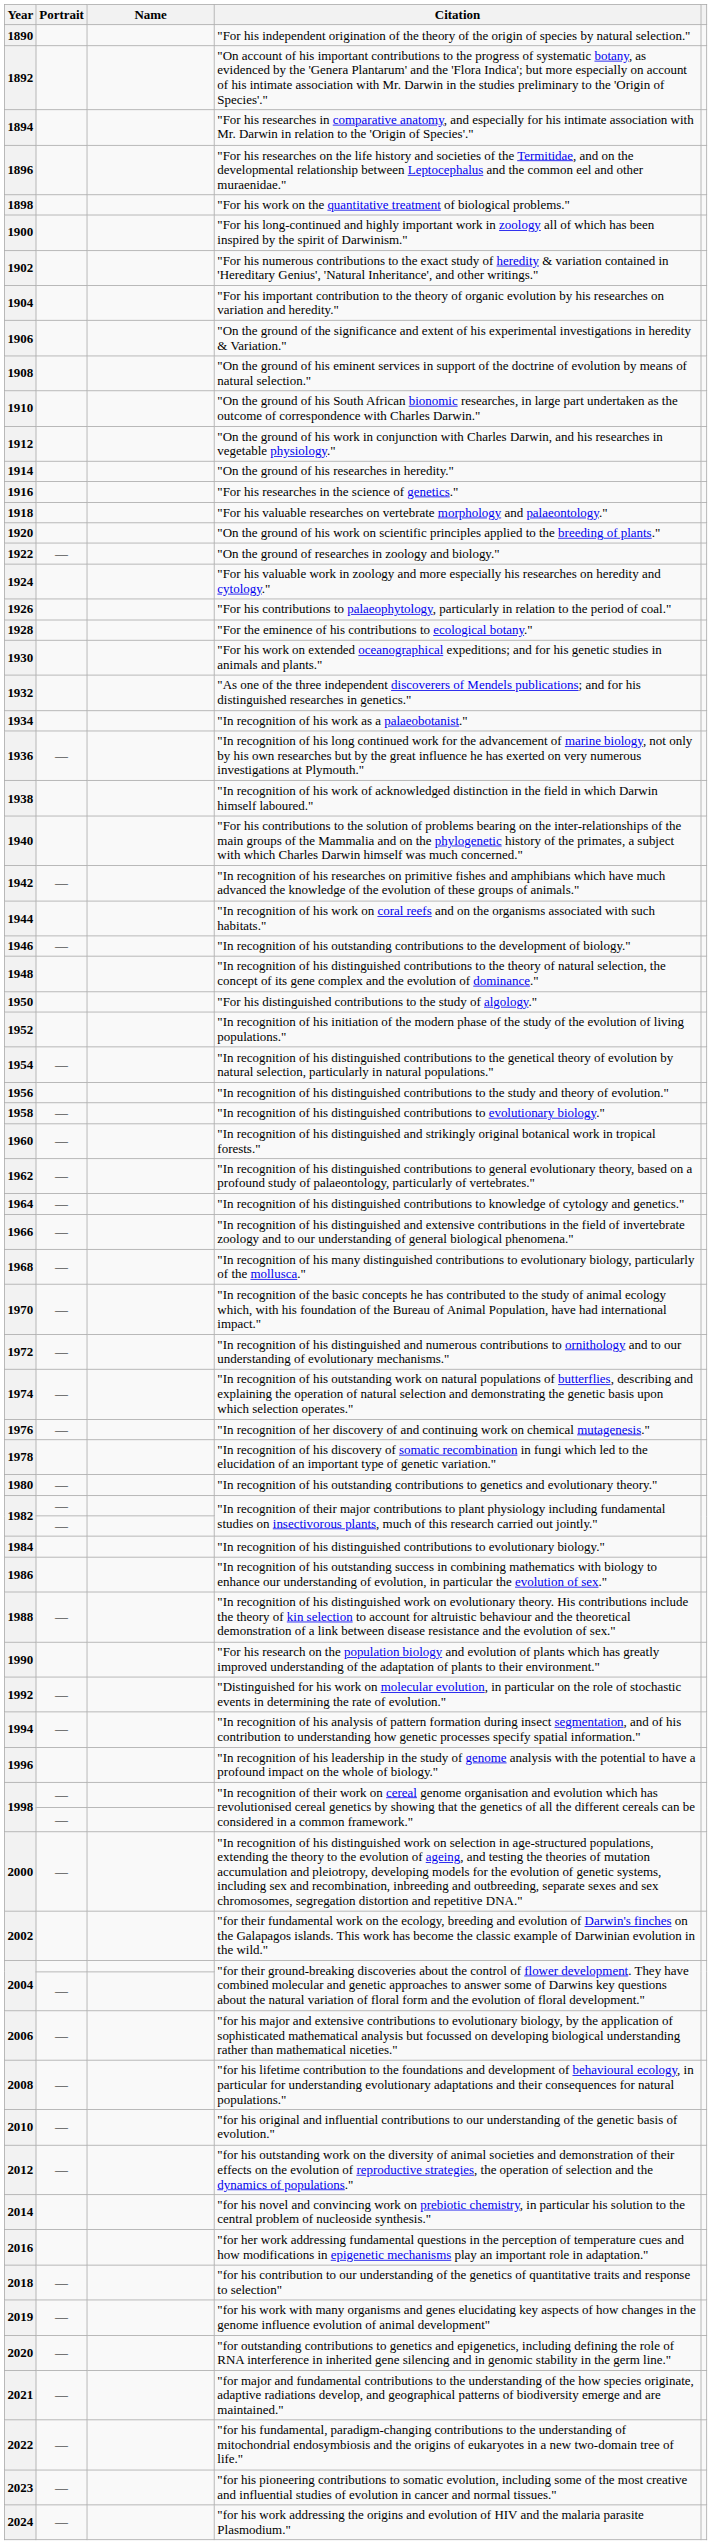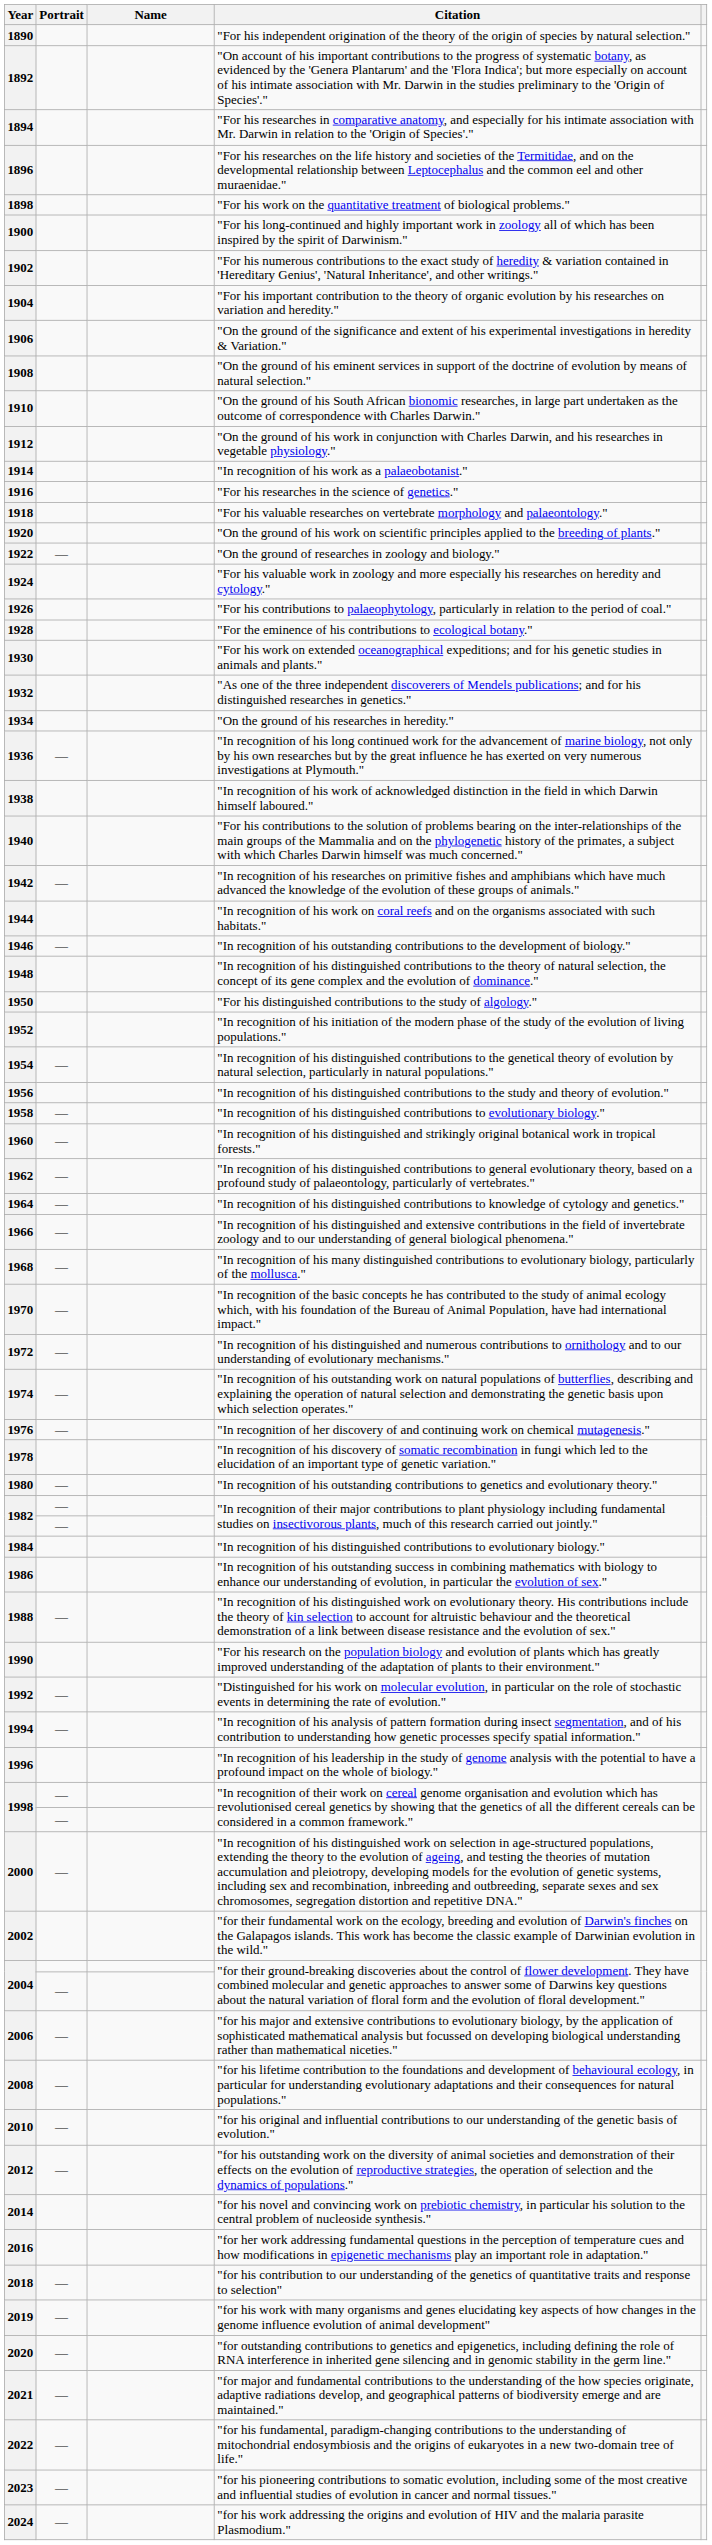(336, 471) "On the ground of his researches in heredity." -> (342, 471) "In recognition of his work as a palaeobotanist."
(342, 720) "In recognition of his work as a palaeobotanist." -> (336, 720) "On the ground of his researches in heredity."
